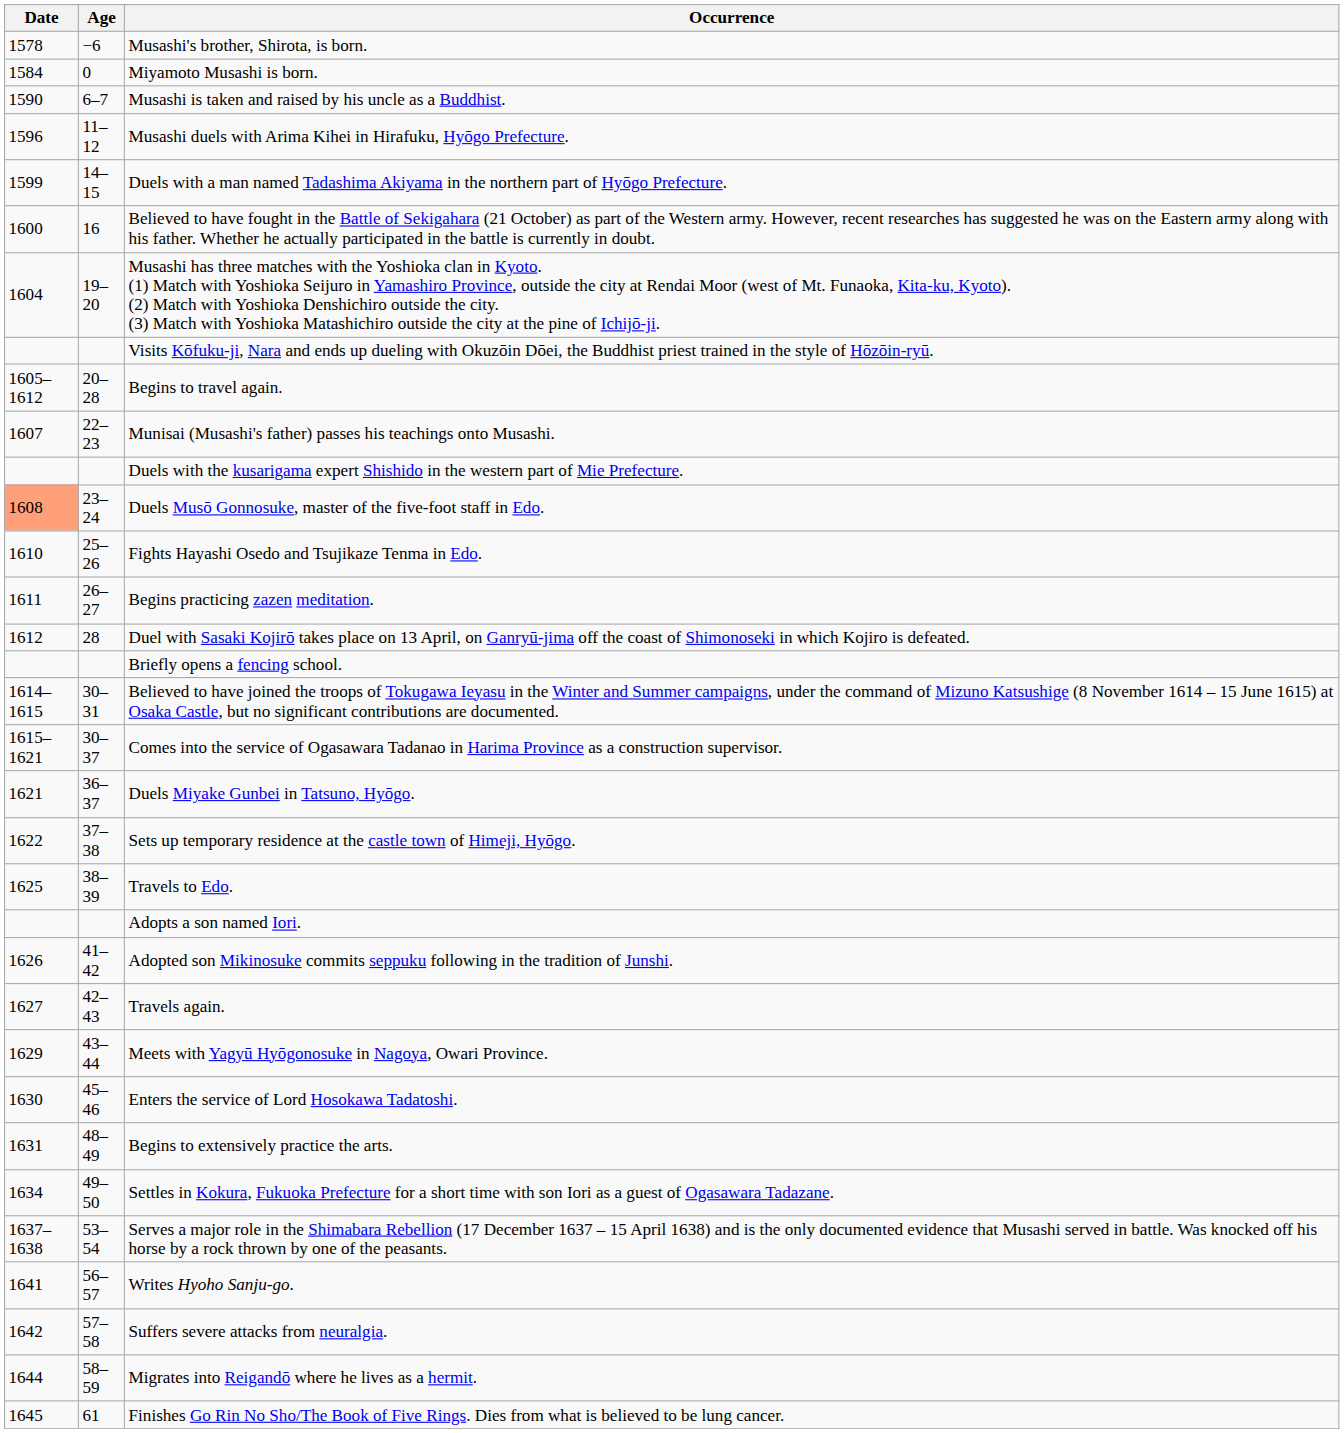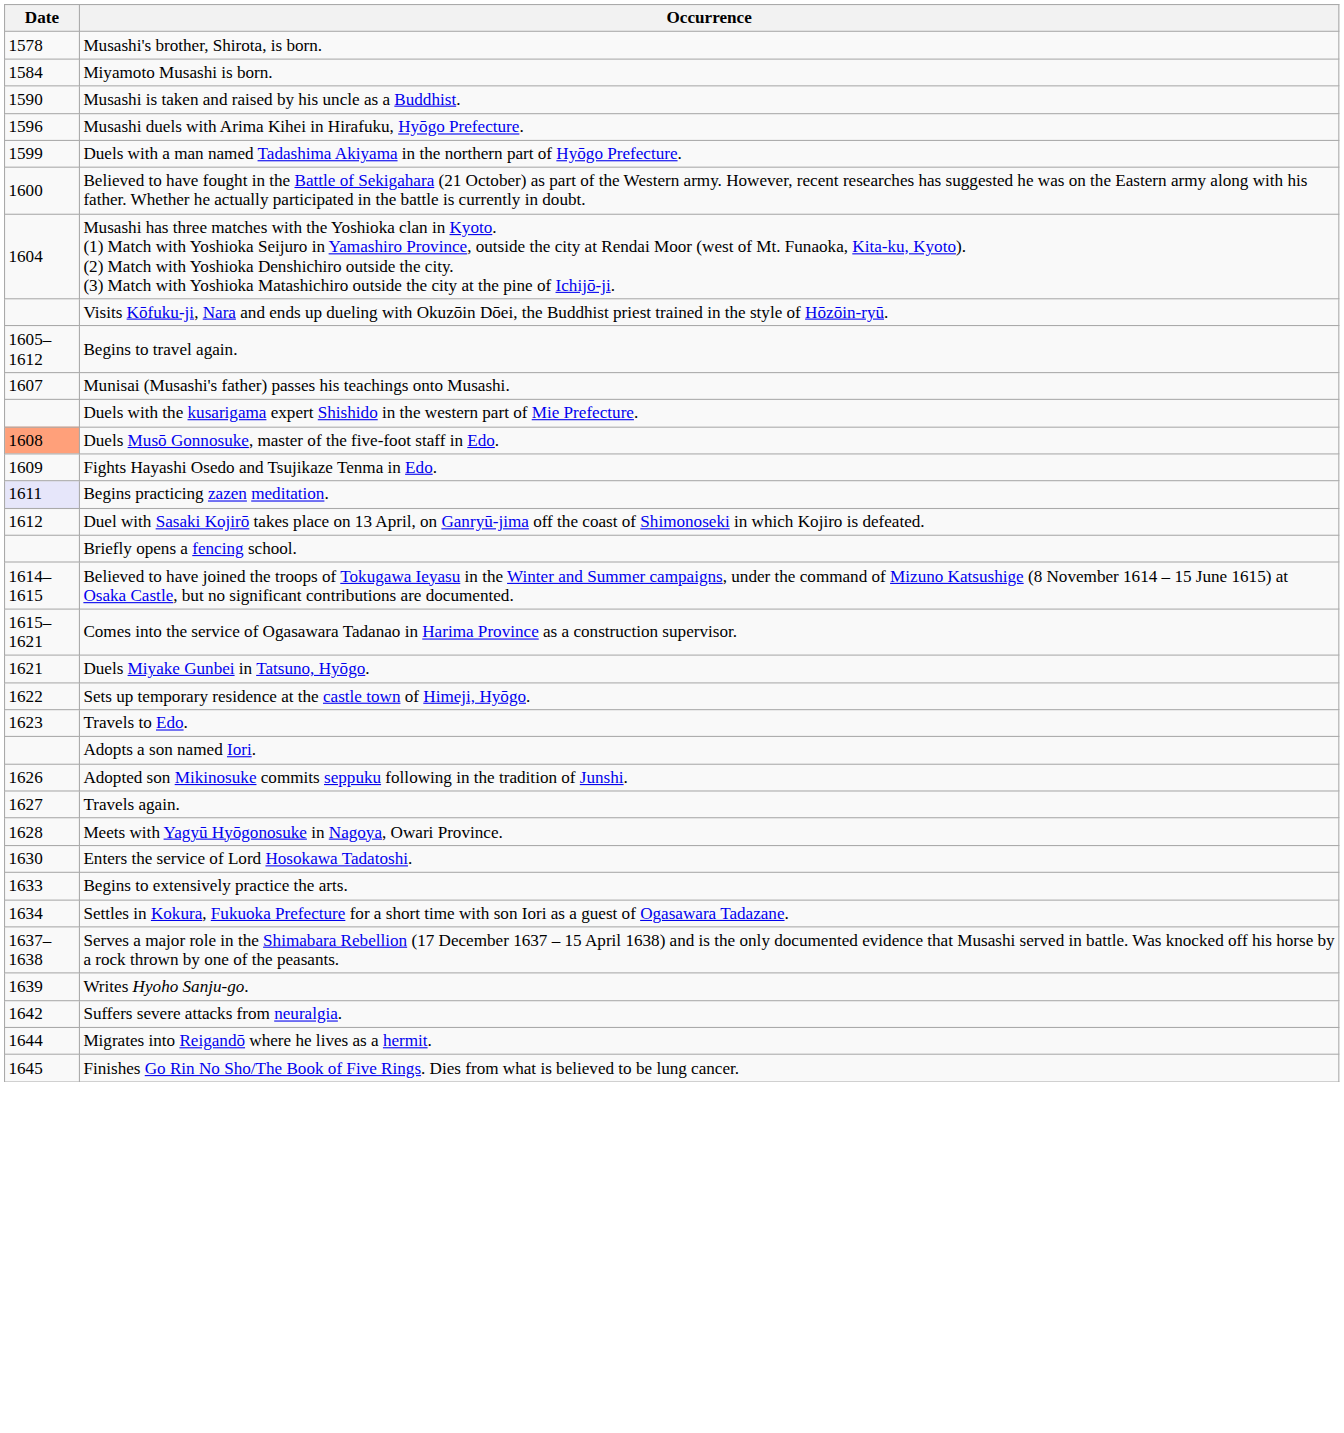- column: (102, 18)
(26, 554) 1610 -> (26, 467) 1609
(25, 600) no background -> (25, 494) lavender background
(26, 886) 1625 -> (26, 723) 1623
(26, 1053) 1629 -> (26, 831) 1628
(26, 1145) 1631 -> (26, 885) 1633
(26, 1285) 1641 -> (26, 986) 1639
